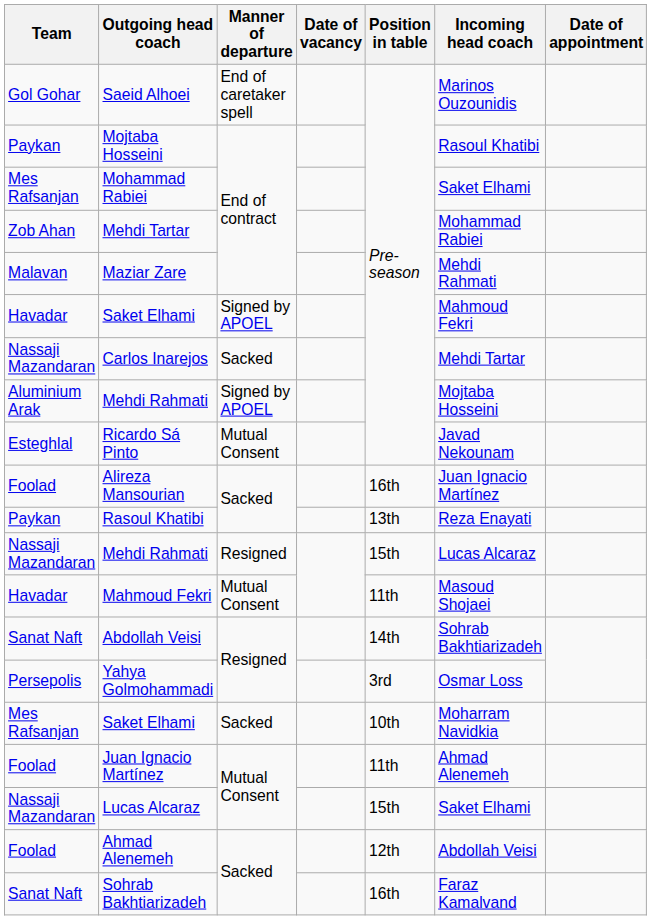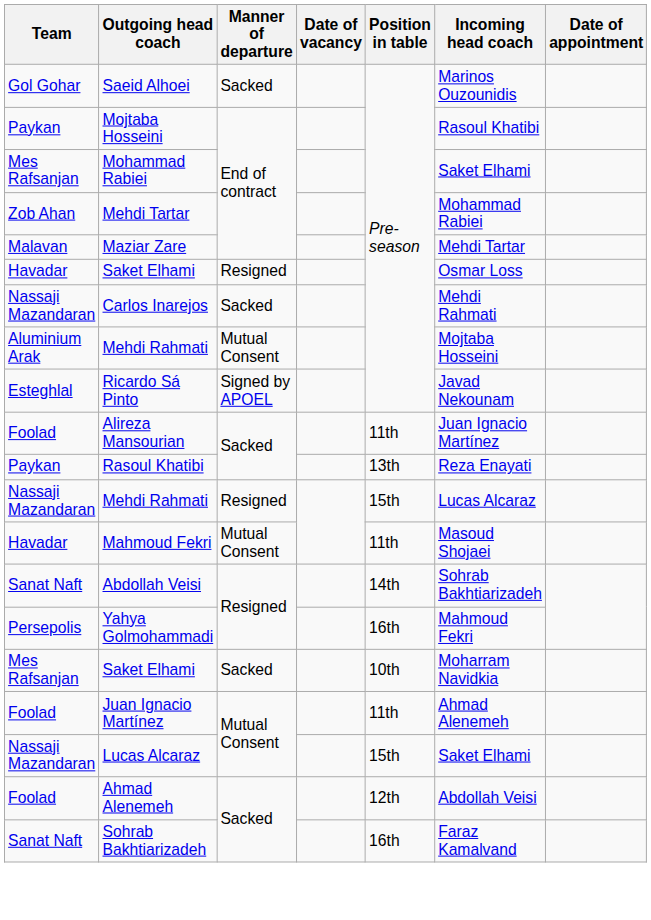(253, 94) End of caretaker spell -> (247, 85) Sacked
(467, 273) Mehdi Rahmati -> (482, 247) Mehdi Tartar
(255, 316) Signed by APOEL -> (254, 271) Resigned
(473, 316) Mahmoud Fekri -> (480, 271) Osmar Loss
(482, 358) Mehdi Tartar -> (467, 305) Mehdi Rahmati
(255, 401) Signed by APOEL -> (250, 348) Mutual Consent
(250, 443) Mutual Consent -> (255, 390) Signed by APOEL
(384, 486) 16th -> (384, 433) 11th
(380, 681) 3rd -> (384, 628) 16th
(480, 681) Osmar Loss -> (473, 628) Mahmoud Fekri
